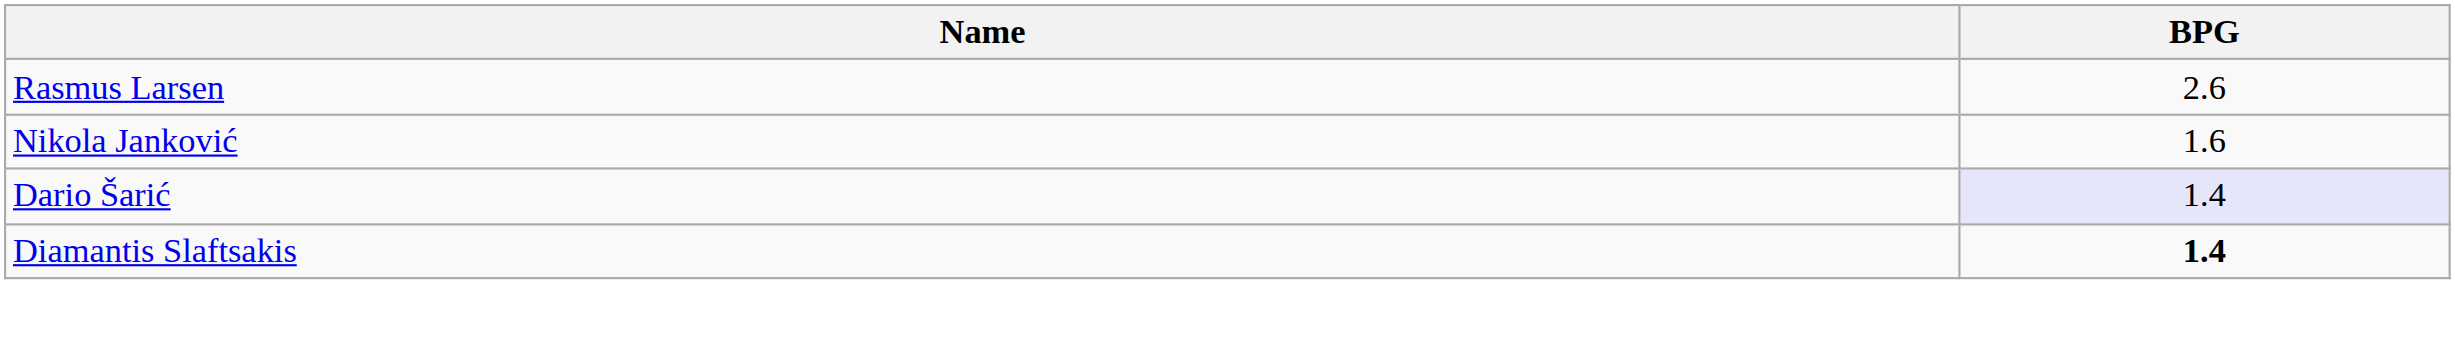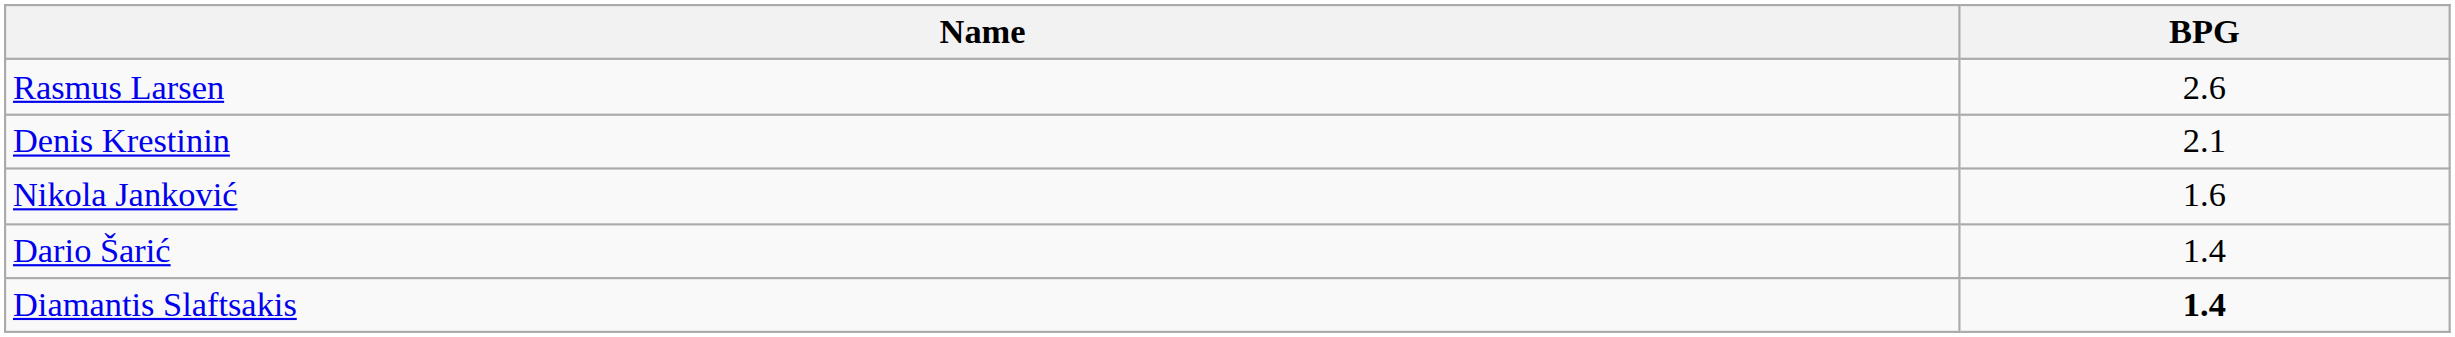+ row: (121, 140)
(2204, 195) lavender background -> (2204, 250) no background
